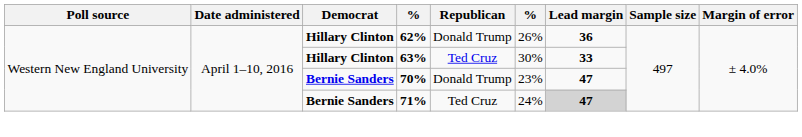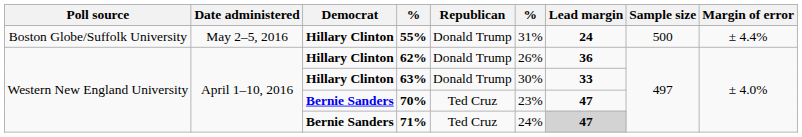+ row: (413, 36)
(472, 57) Ted Cruz -> (472, 79) Donald Trump
(472, 79) Donald Trump -> (472, 100) Ted Cruz
